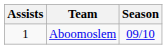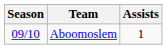columns swapped: (140, 14) <-> (25, 14)
